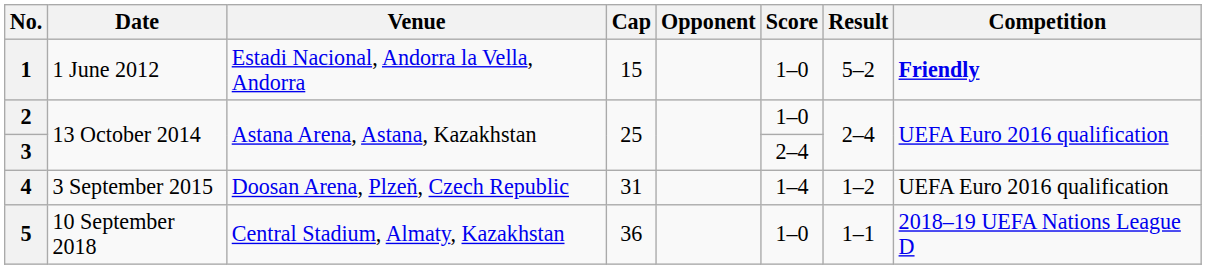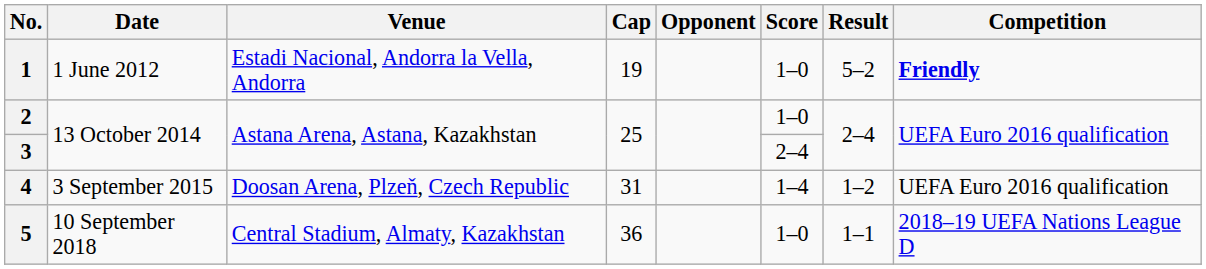(631, 69) 15 -> (631, 69) 19
